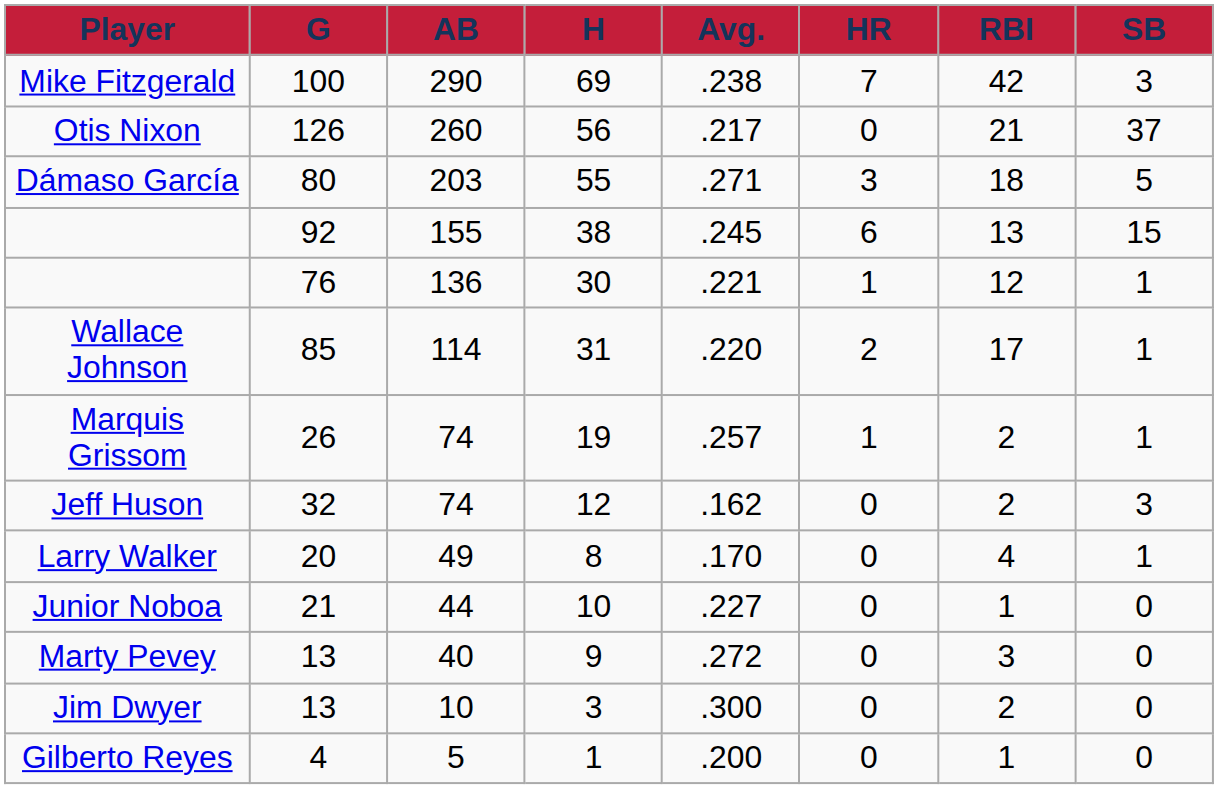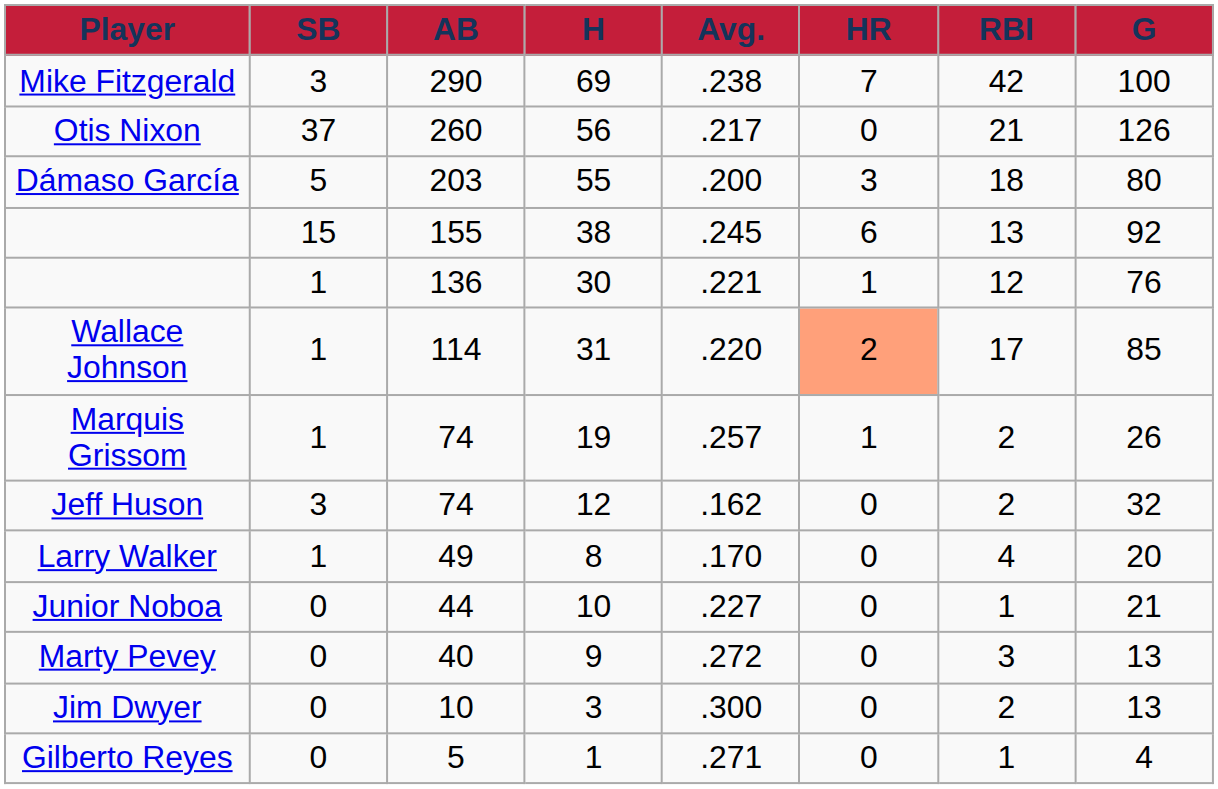columns swapped: (318, 29) <-> (1144, 29)
(731, 181) .271 -> (731, 181) .200
(869, 350) no background -> (869, 350) lightsalmon background
(731, 757) .200 -> (731, 757) .271
